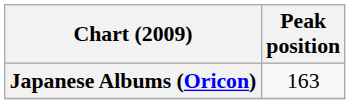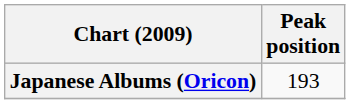(303, 80) 163 -> (303, 80) 193
